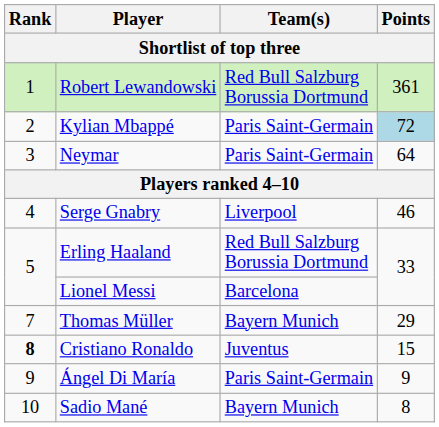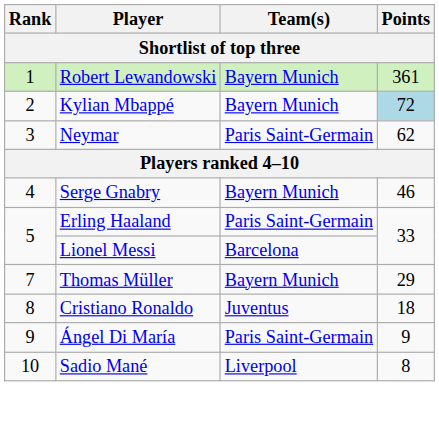(296, 87) Red Bull Salzburg Borussia Dortmund -> (282, 76) Bayern Munich
(299, 126) Paris Saint-Germain -> (282, 105) Bayern Munich
(406, 155) 64 -> (406, 134) 62
(261, 213) Liverpool -> (282, 192) Bayern Munich
(296, 252) Red Bull Salzburg Borussia Dortmund -> (299, 221) Paris Saint-Germain
(30, 349) bold -> (30, 308) normal
(406, 349) 15 -> (406, 308) 18
(282, 407) Bayern Munich -> (261, 366) Liverpool
